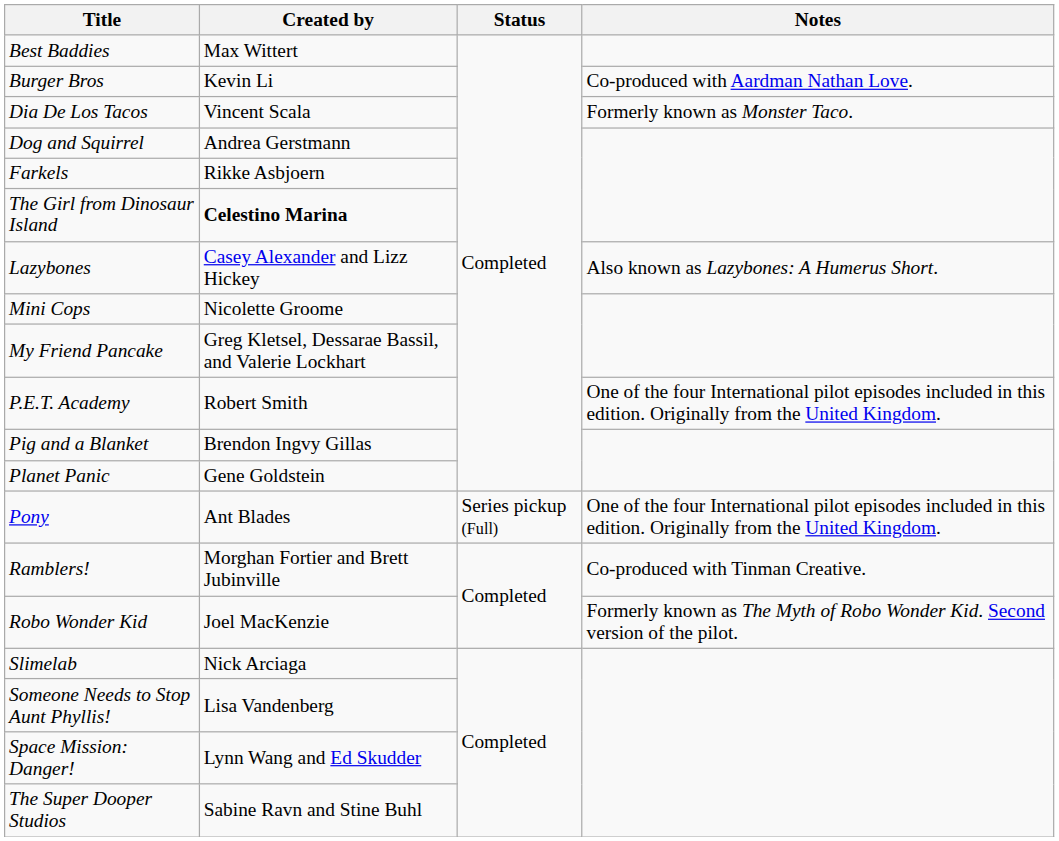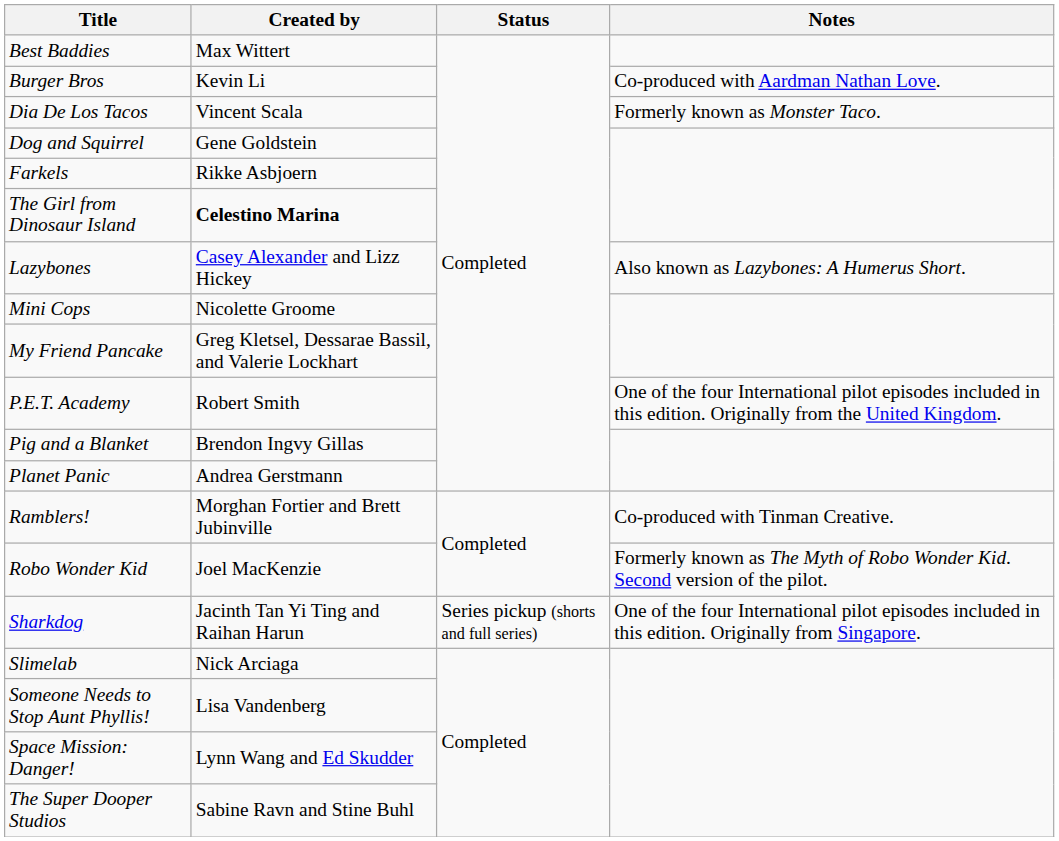(277, 142) Andrea Gerstmann -> (256, 142) Gene Goldstein
(264, 475) Gene Goldstein -> (269, 475) Andrea Gerstmann
- row: (29, 517)
+ row: (46, 621)
